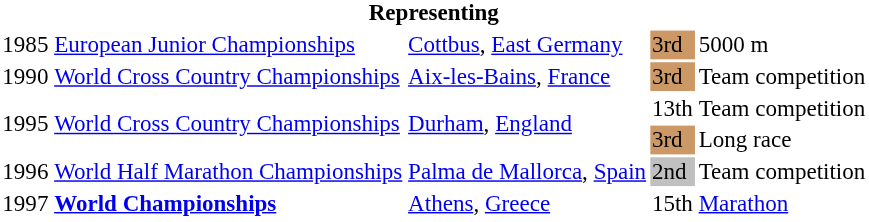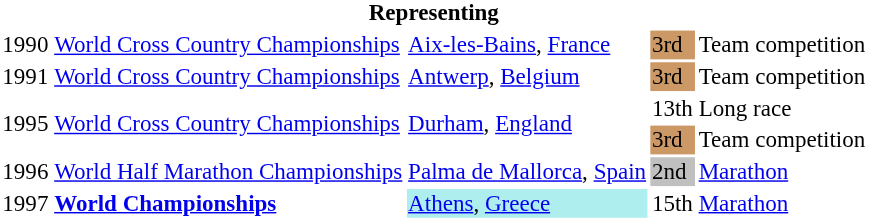- row: (25, 44)
+ row: (25, 76)
(782, 108) Team competition -> (745, 108) Long race
(745, 139) Long race -> (782, 139) Team competition
(782, 171) Team competition -> (743, 171) Marathon
(479, 203) no background -> (479, 203) paleturquoise background
